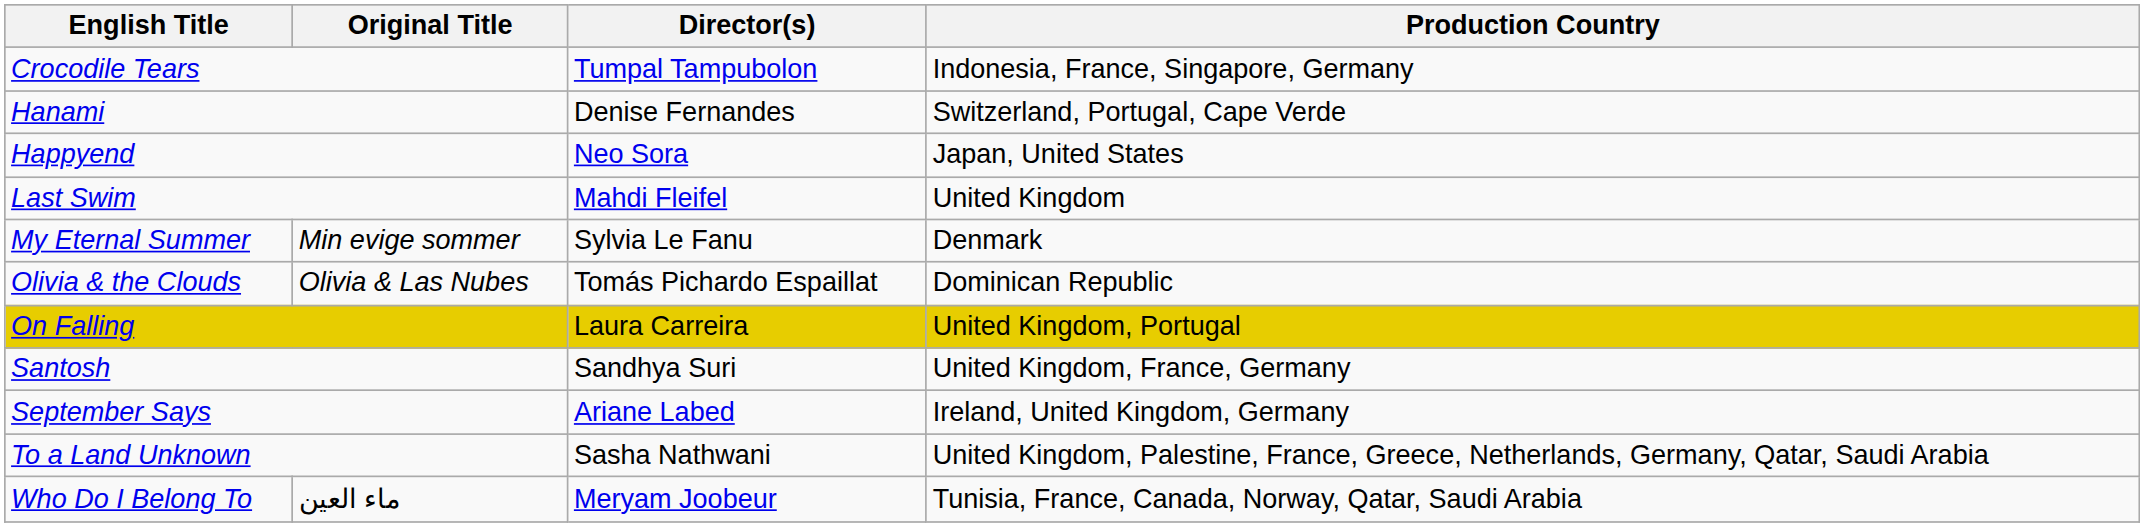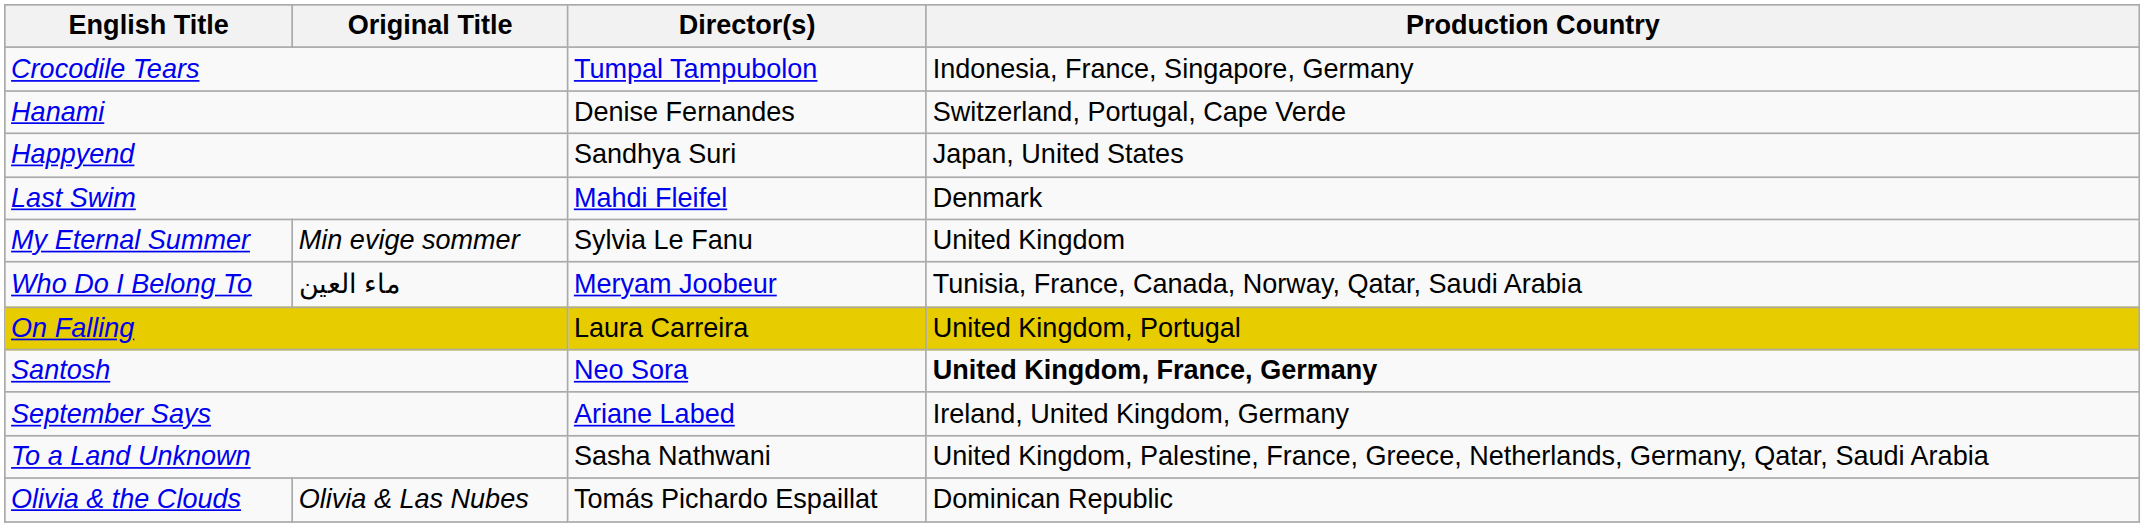(631, 154) Neo Sora -> (655, 154) Sandhya Suri
(1029, 197) United Kingdom -> (987, 197) Denmark
(987, 240) Denmark -> (1029, 240) United Kingdom
rows swapped: (126, 283) <-> (132, 498)
(655, 369) Sandhya Suri -> (631, 370) Neo Sora
(1142, 369) normal -> (1155, 370) bold
